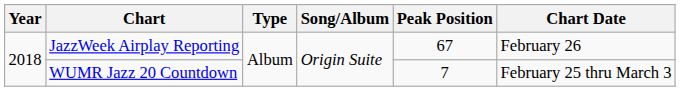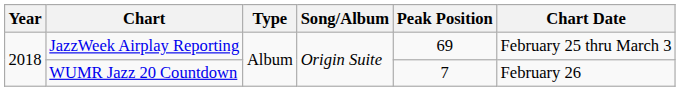(445, 45) 67 -> (445, 45) 69
(541, 45) February 26 -> (586, 45) February 25 thru March 3
(586, 73) February 25 thru March 3 -> (541, 73) February 26
